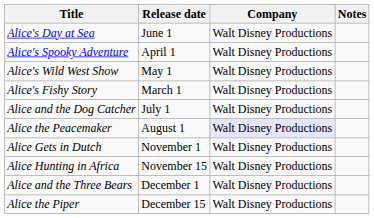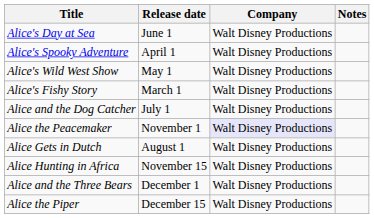(163, 128) August 1 -> (171, 128) November 1
(171, 147) November 1 -> (163, 147) August 1
